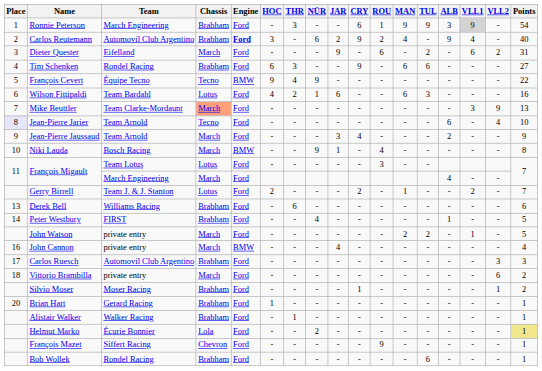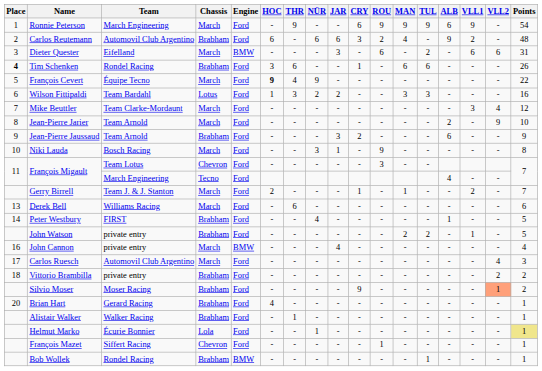(214, 24) Brabham -> (209, 24) March
(295, 24) 3 -> (295, 24) 9
(382, 24) 1 -> (382, 24) 9
(449, 24) 3 -> (449, 24) 6
(473, 24) lightgrey background -> (473, 24) no background
(242, 38) bold -> (241, 38) normal
(272, 38) 3 -> (272, 38) 6
(338, 38) 2 -> (338, 38) 6
(359, 38) 9 -> (359, 38) 3
(473, 38) 4 -> (473, 38) 2
(524, 38) 40 -> (524, 38) 48
(241, 52) Ford -> (244, 52) BMW
(338, 52) 9 -> (338, 52) 3
(498, 52) 2 -> (498, 52) 6
(16, 66) normal -> (16, 66) bold
(272, 66) 6 -> (272, 66) 3
(295, 66) 3 -> (295, 66) 6
(359, 66) 9 -> (359, 66) 1
(524, 66) 27 -> (524, 66) 26
(208, 80) Tecno -> (209, 80) March
(244, 80) BMW -> (241, 80) Ford
(272, 80) normal -> (272, 80) bold
(272, 94) 4 -> (272, 94) 1
(295, 94) 2 -> (295, 94) 3
(317, 94) 1 -> (317, 94) 2
(338, 94) 6 -> (338, 94) 2
(405, 94) 6 -> (405, 94) 3
(209, 108) lightsalmon background -> (209, 108) no background
(498, 108) 9 -> (498, 108) 4
(524, 108) 13 -> (524, 108) 12
(16, 122) lavender background -> (16, 122) no background
(208, 122) Tecno -> (209, 122) March
(449, 122) 6 -> (449, 122) 2
(498, 122) 4 -> (498, 122) 9
(209, 136) March -> (214, 136) Brabham
(359, 136) 4 -> (359, 136) 2
(449, 136) 2 -> (449, 136) 6
(244, 150) BMW -> (241, 150) Ford
(317, 150) 9 -> (317, 150) 3
(382, 150) 4 -> (382, 150) 9
(208, 164) Lotus -> (213, 164) Chevron
(209, 177) March -> (208, 177) Tecno
(208, 191) Lotus -> (209, 191) March
(359, 191) 2 -> (359, 191) 1
(214, 205) Brabham -> (209, 205) March
(209, 233) March -> (214, 233) Brabham
(214, 261) Brabham -> (209, 261) March
(498, 261) 3 -> (498, 261) 4
(209, 275) March -> (214, 275) Brabham
(498, 275) 6 -> (498, 275) 2
(359, 289) 1 -> (359, 289) 9
(498, 289) no background -> (498, 289) lightsalmon background
(272, 303) 1 -> (272, 303) 4
(317, 331) 2 -> (317, 331) 1
(382, 344) 9 -> (382, 344) 1
(241, 358) Ford -> (244, 358) BMW
(428, 358) 6 -> (428, 358) 1
